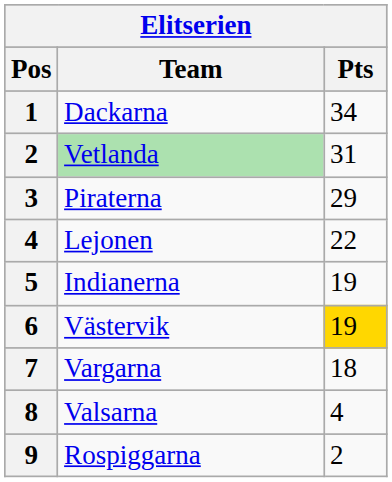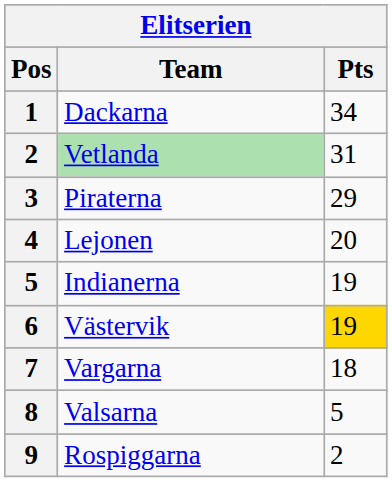(344, 240) 22 -> (344, 240) 20
(337, 411) 4 -> (337, 411) 5
